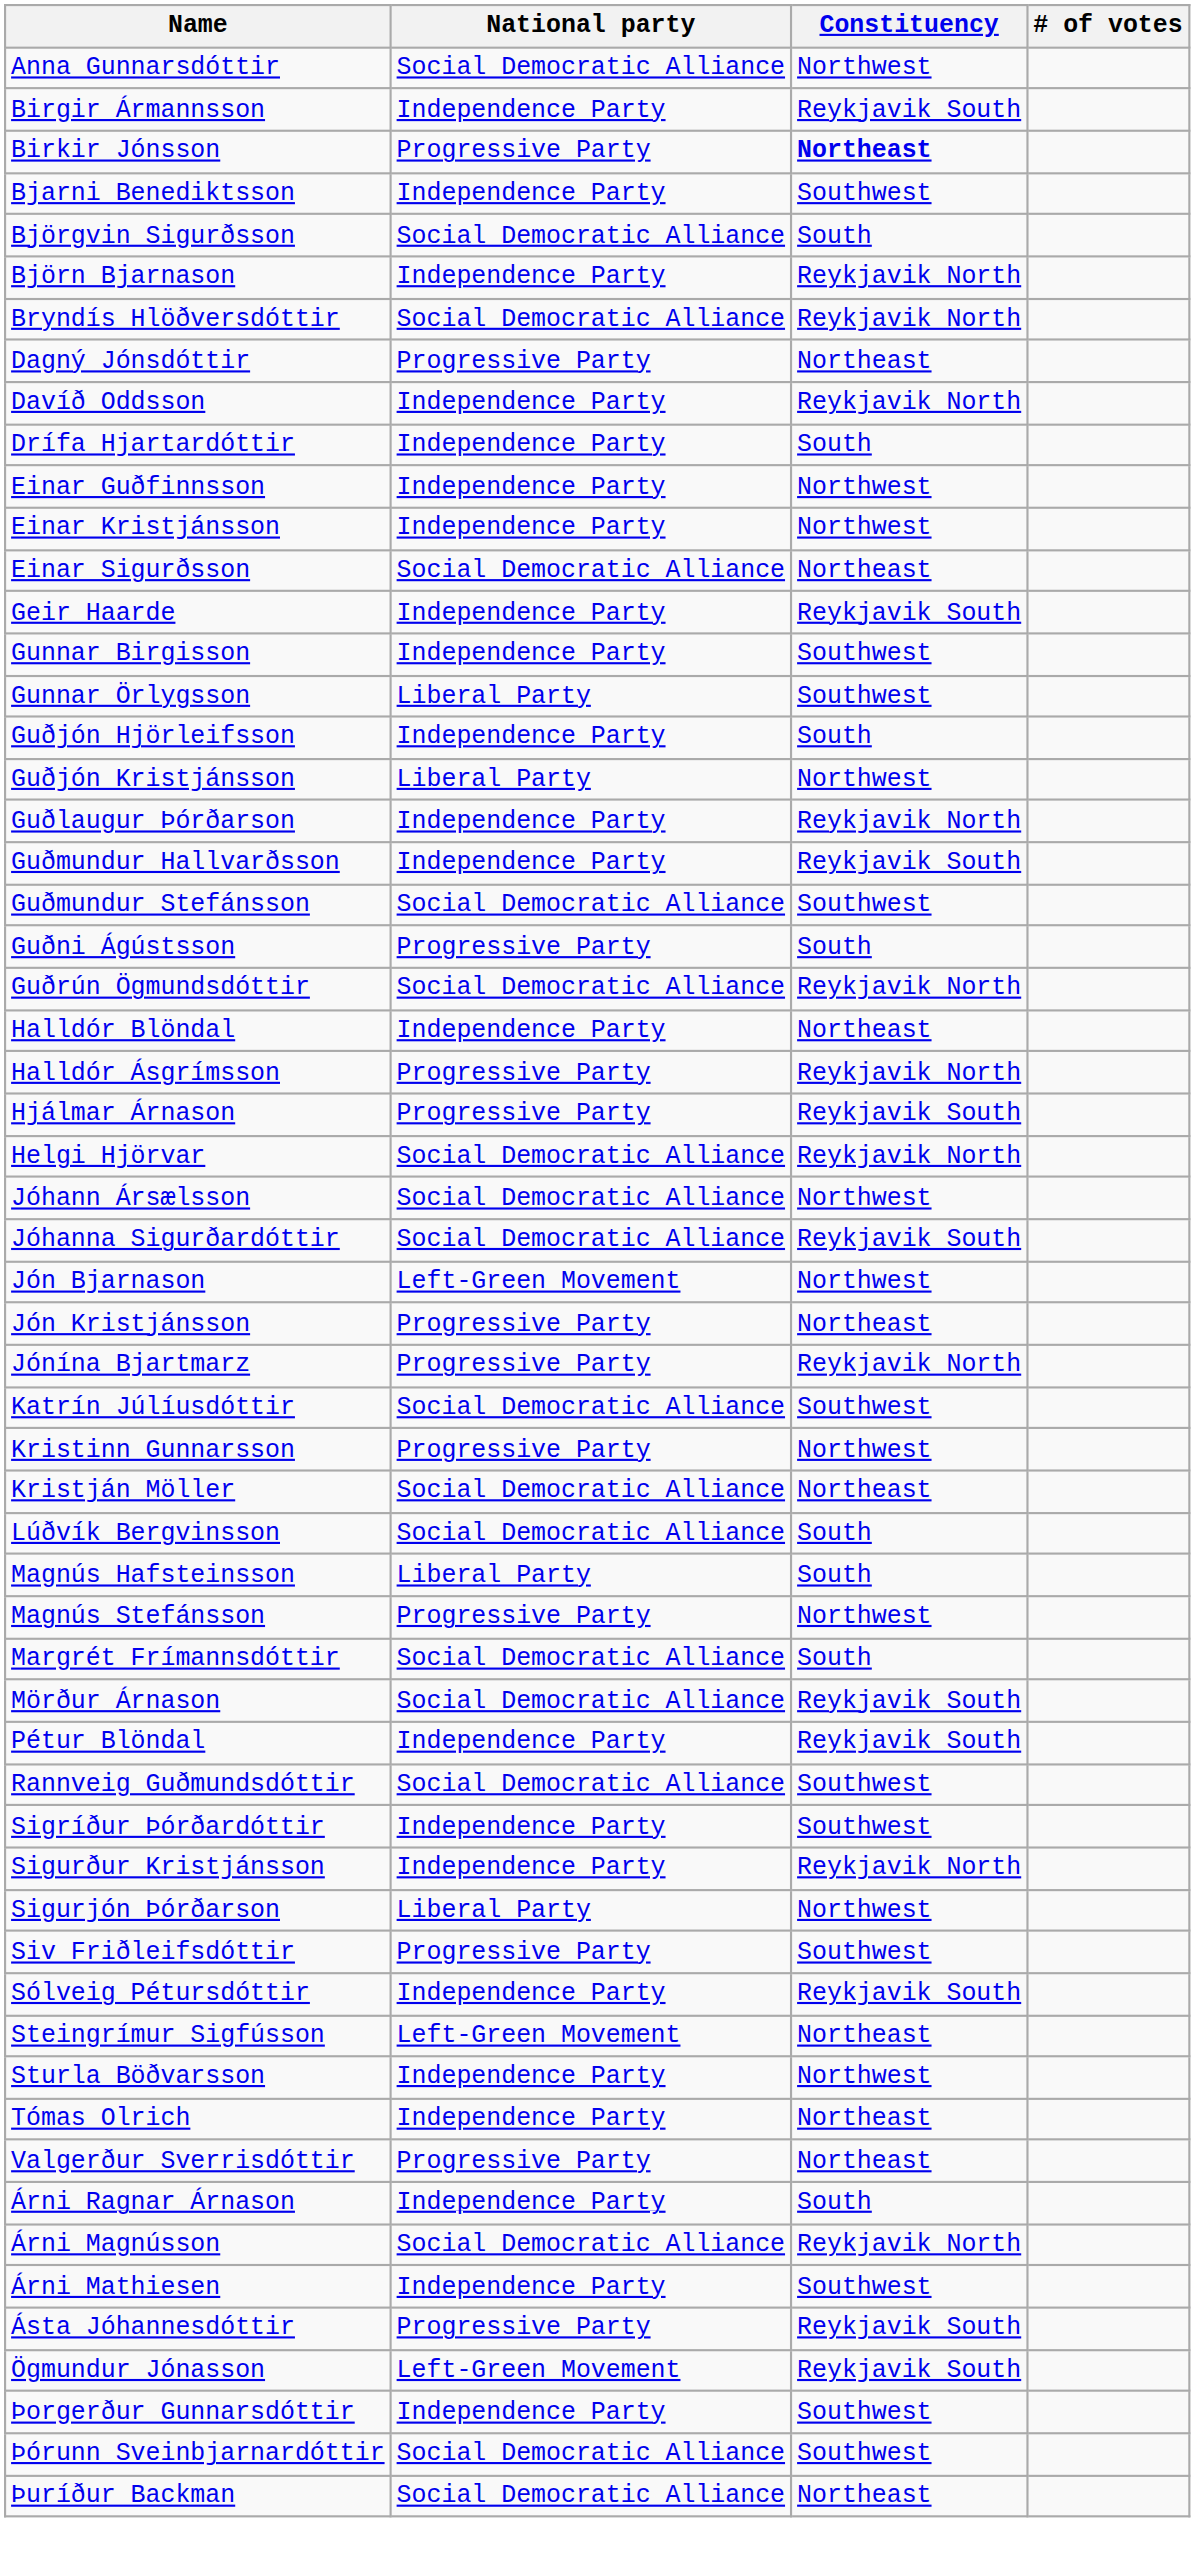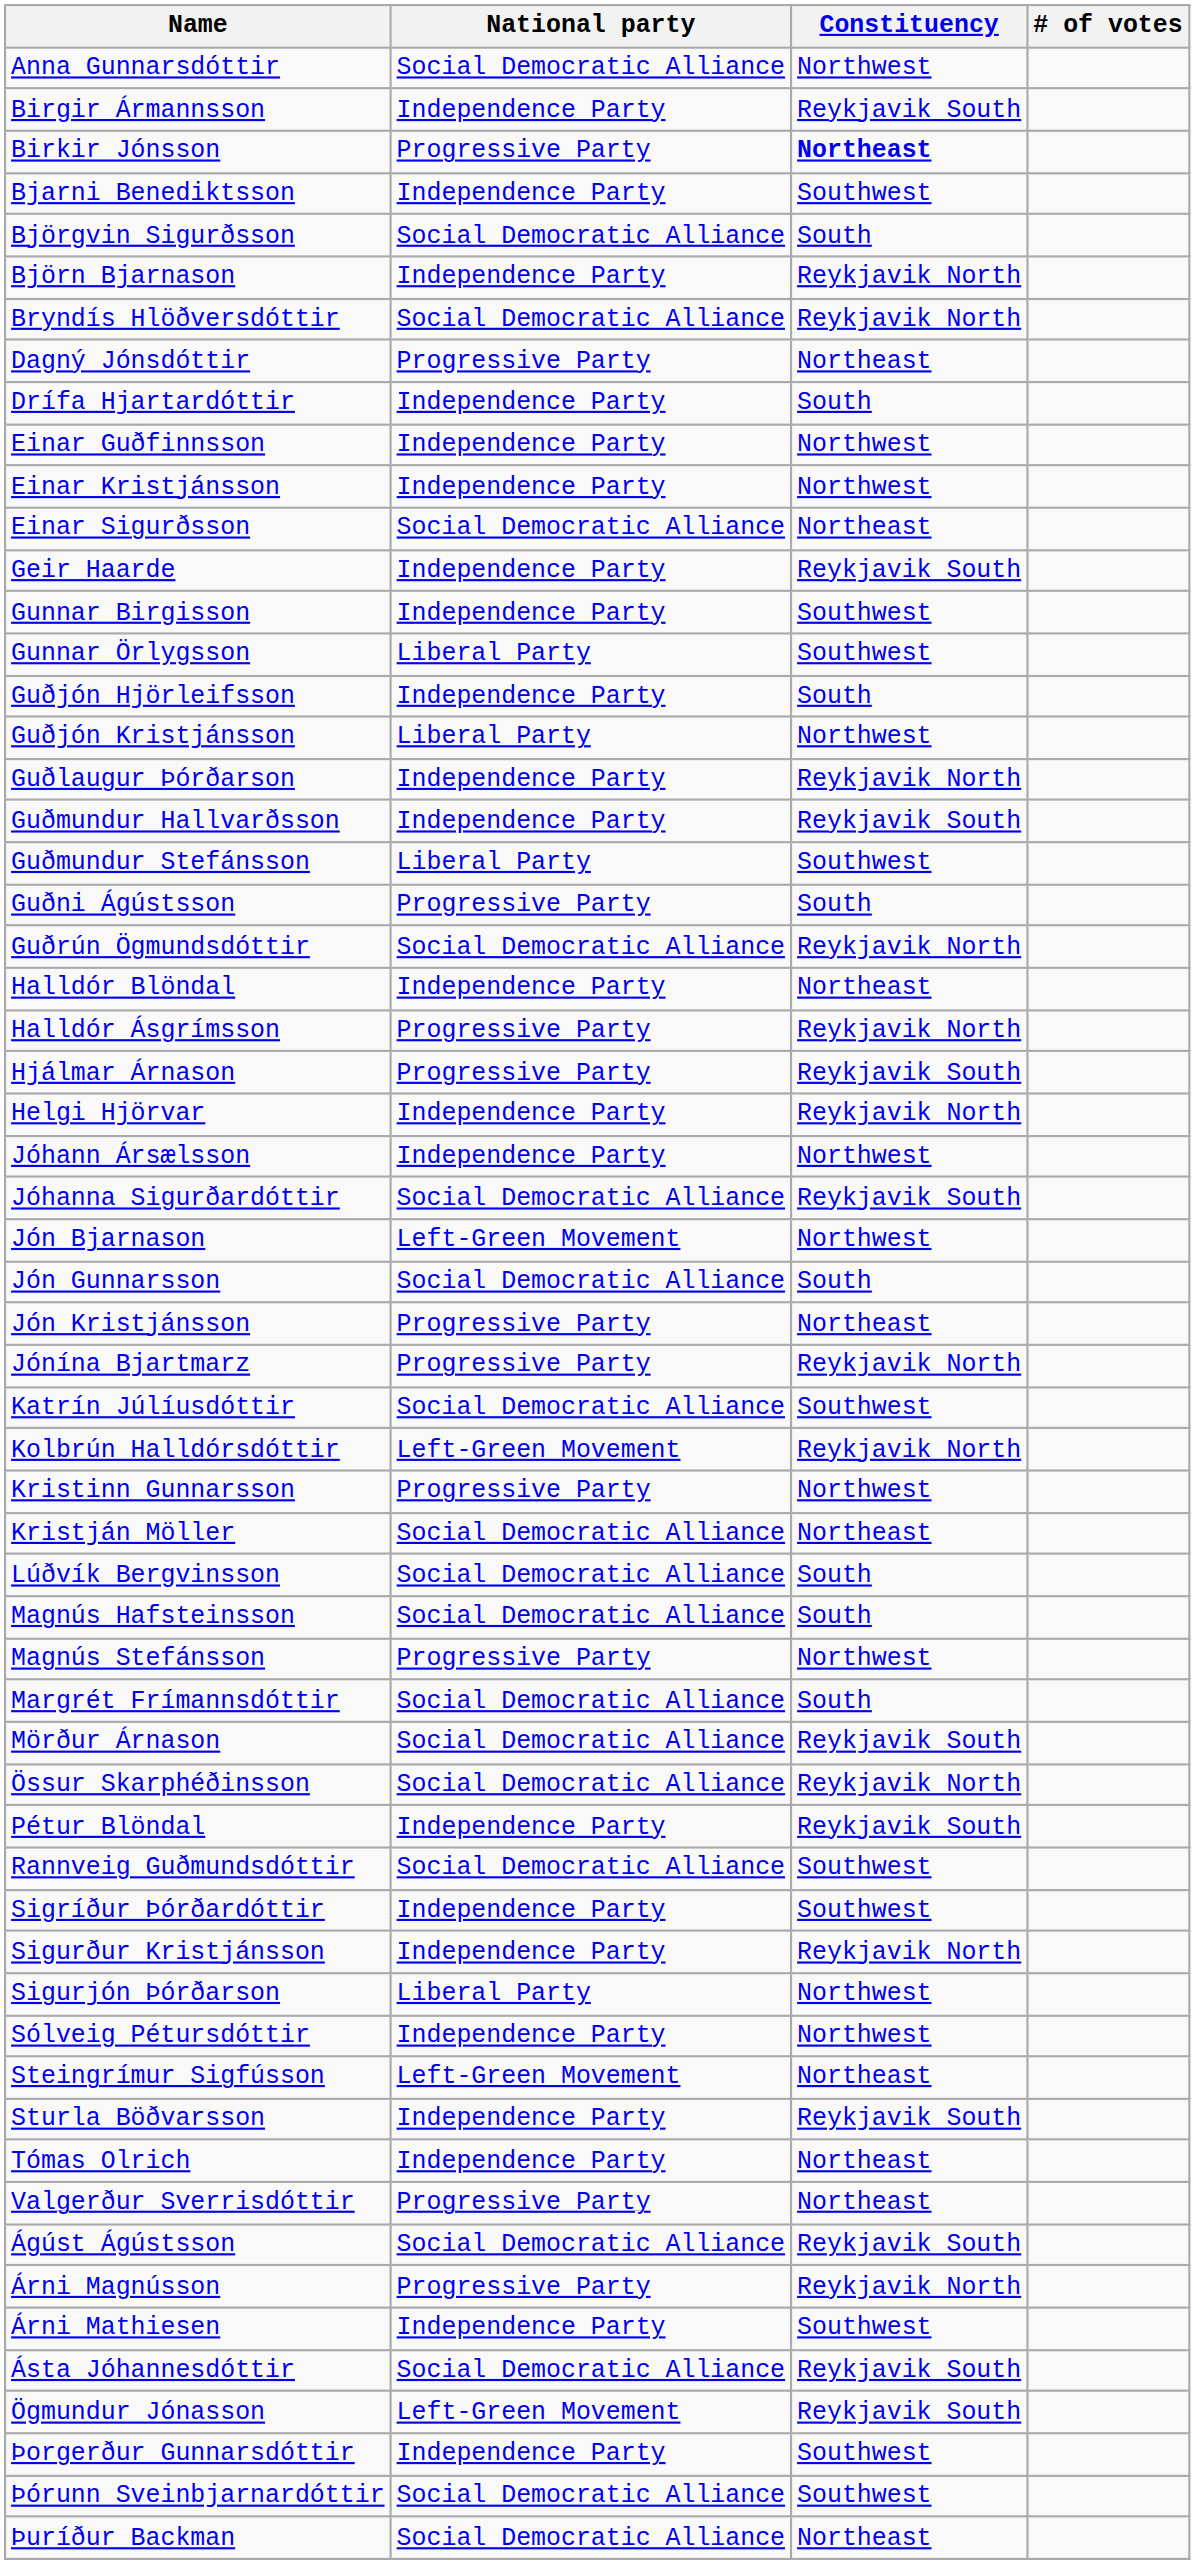- row: (108, 402)
(591, 905) Social Democratic Alliance -> (494, 863) Liberal Party
(591, 1156) Social Democratic Alliance -> (531, 1114) Independence Party
(591, 1198) Social Democratic Alliance -> (531, 1156) Independence Party
+ row: (116, 1282)
+ row: (175, 1449)
(494, 1575) Liberal Party -> (591, 1617) Social Democratic Alliance
+ row: (160, 1784)
- row: (153, 1952)
(909, 1993) Reykjavik South -> (864, 2035) Northwest
(864, 2077) Northwest -> (909, 2119) Reykjavik South
+ row: (123, 2245)
- row: (153, 2203)
(591, 2245) Social Democratic Alliance -> (524, 2287) Progressive Party
(524, 2328) Progressive Party -> (591, 2370) Social Democratic Alliance
